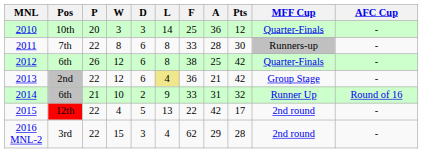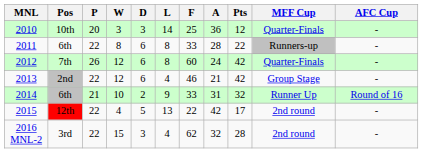(65, 45) 7th -> (65, 45) 6th
(240, 45) 30 -> (240, 45) 22
(65, 62) 6th -> (65, 62) 7th
(191, 62) 38 -> (191, 62) 60
(216, 62) 25 -> (216, 62) 24
(167, 78) khaki background -> (167, 78) no background
(191, 78) 36 -> (191, 78) 46
(216, 134) 29 -> (216, 134) 32
